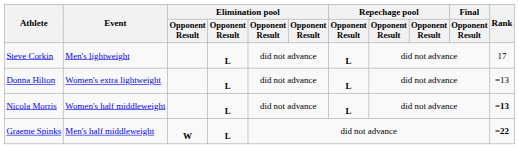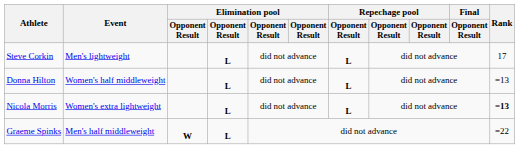(113, 81) Women's extra lightweight -> (115, 81) Women's half middleweight
(115, 106) Women's half middleweight -> (113, 106) Women's extra lightweight
(502, 131) bold -> (502, 131) normal
